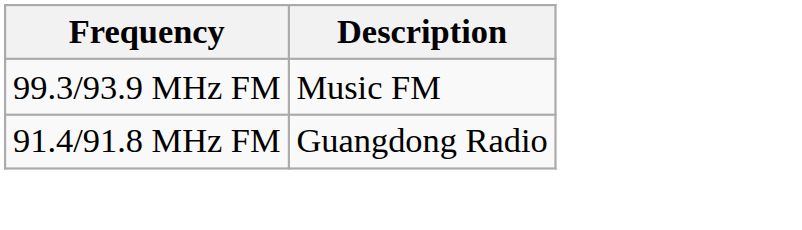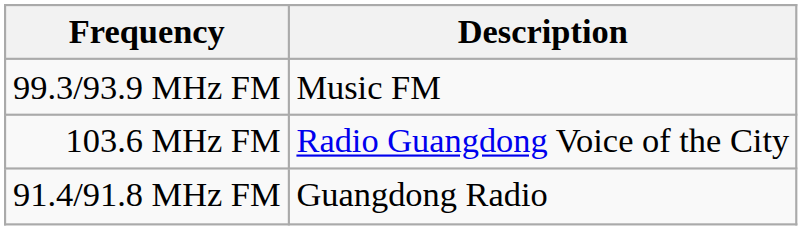+ row: (173, 140)
